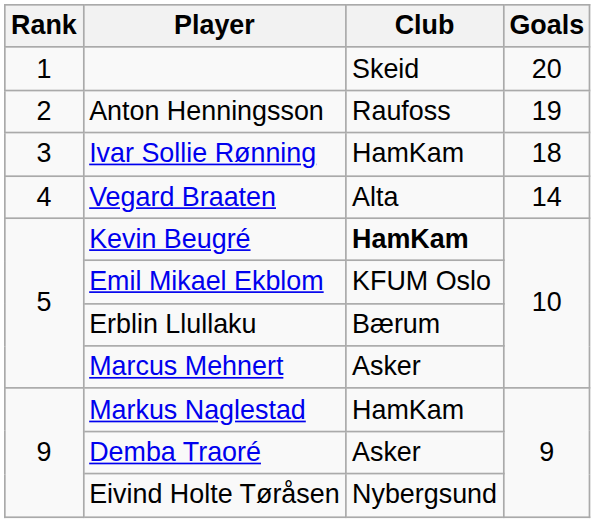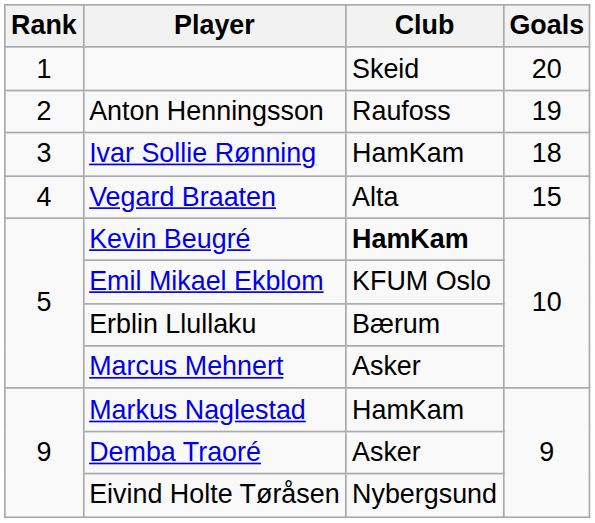(547, 196) 14 -> (547, 196) 15
